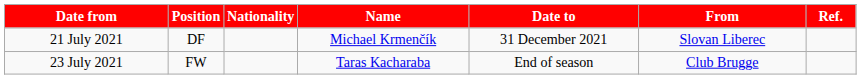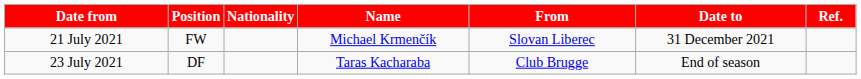columns swapped: (722, 16) <-> (554, 16)
(196, 39) DF -> (196, 39) FW
(196, 63) FW -> (196, 63) DF
